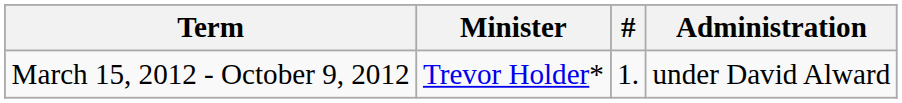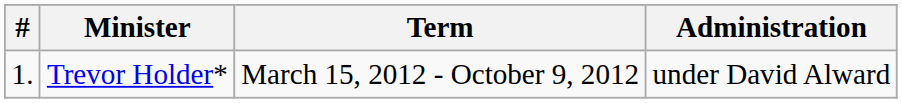columns swapped: (628, 27) <-> (211, 27)
